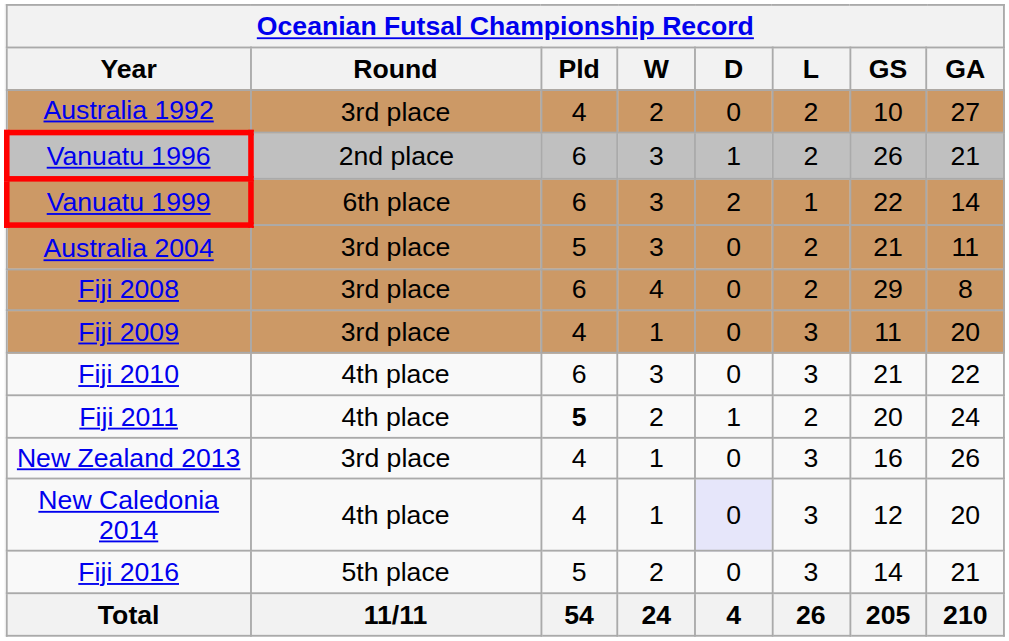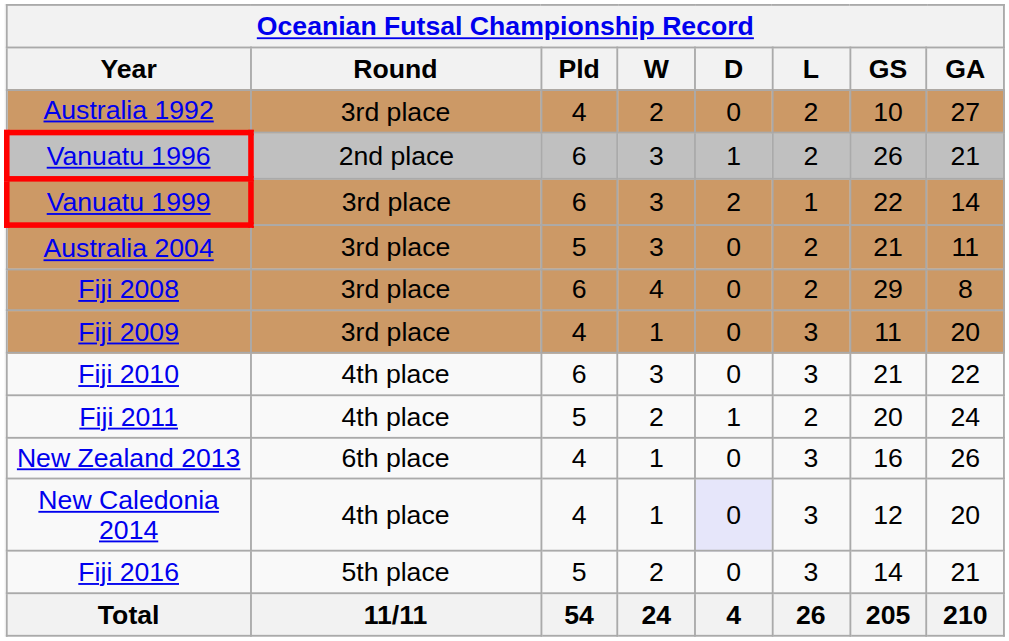(396, 202) 6th place -> (396, 202) 3rd place
(579, 416) bold -> (579, 416) normal
(395, 458) 3rd place -> (396, 458) 6th place
